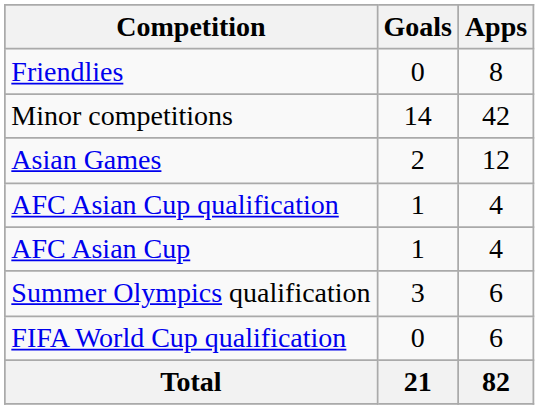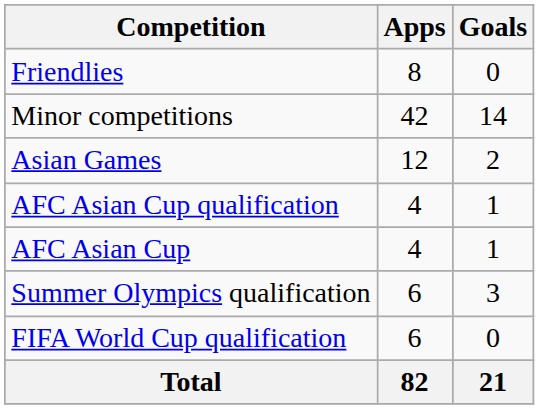columns swapped: (496, 26) <-> (418, 26)
